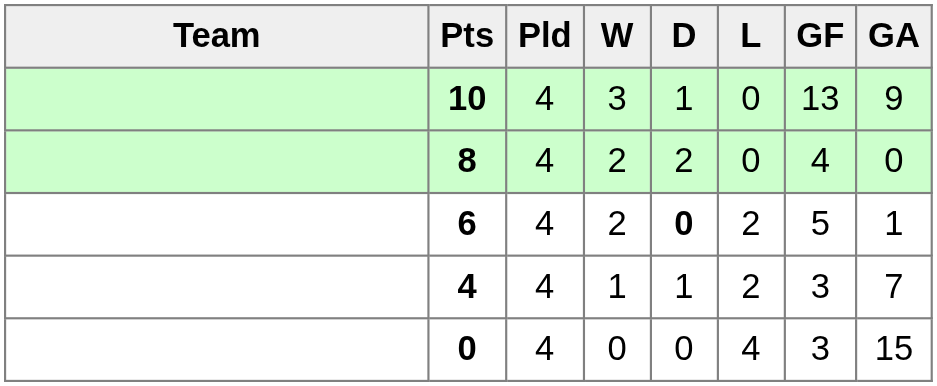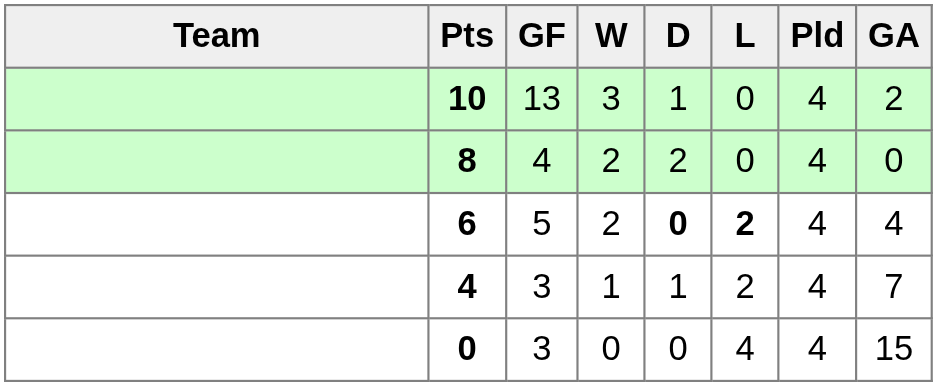columns swapped: (545, 35) <-> (820, 35)
(894, 98) 9 -> (894, 98) 2
(751, 223) normal -> (745, 223) bold
(894, 223) 1 -> (894, 223) 4
